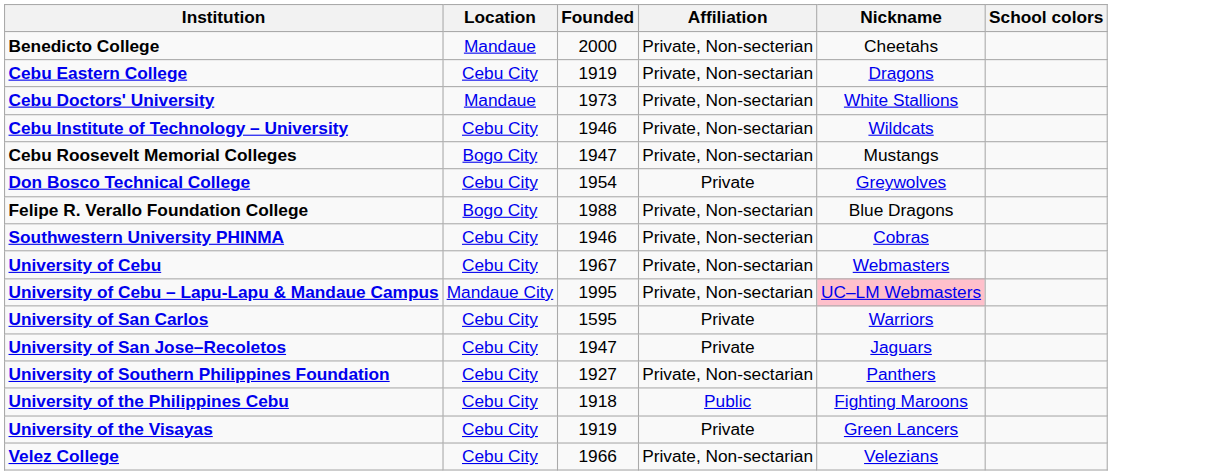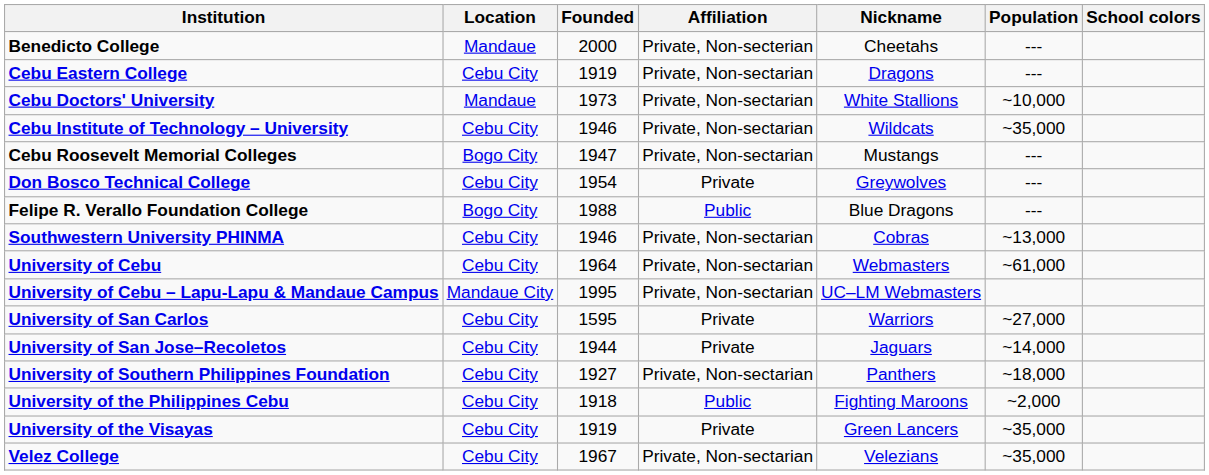+ column: (1034, 18)
(728, 210) Private, Non-sectarian -> (728, 210) Public
(728, 237) Private, Non-secterian -> (728, 237) Private, Non-sectarian
(598, 264) 1967 -> (598, 264) 1964
(901, 292) pink background -> (901, 292) no background
(598, 347) 1947 -> (598, 347) 1944
(598, 456) 1966 -> (598, 456) 1967
